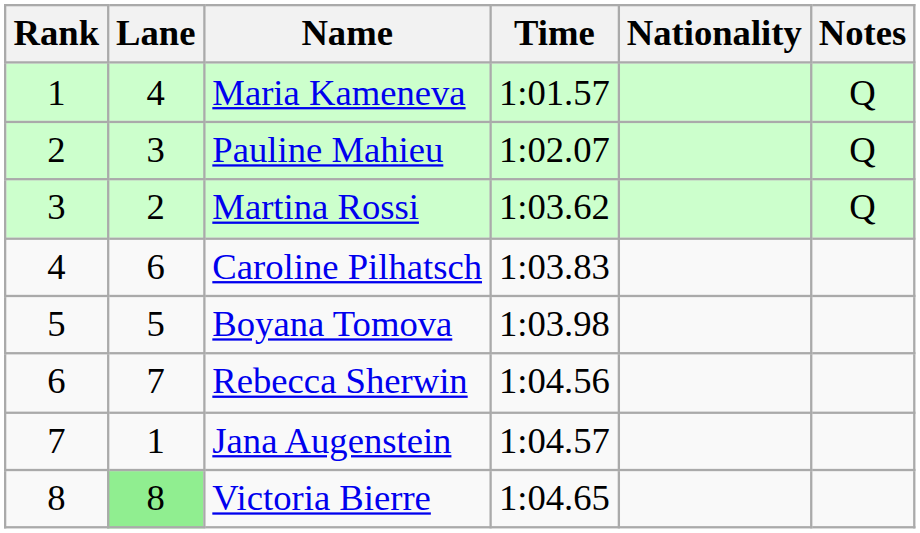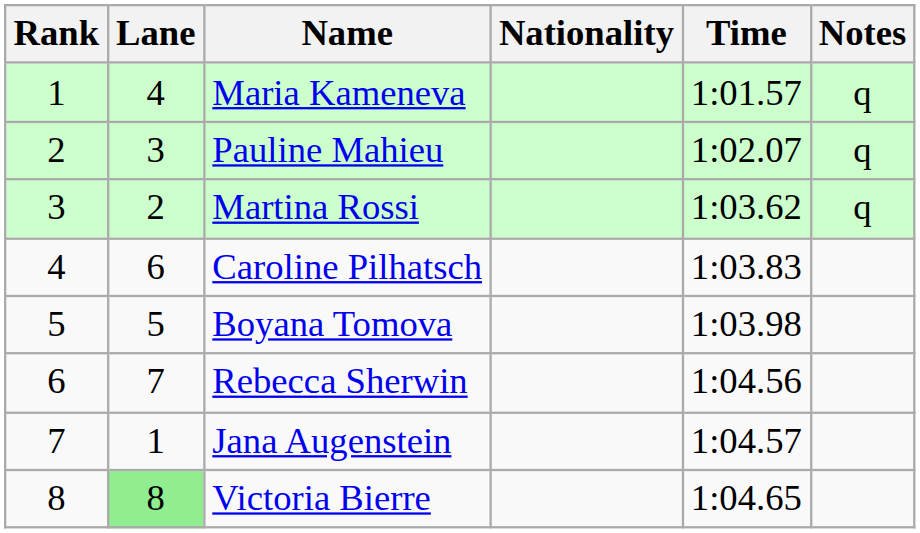columns swapped: (714, 33) <-> (554, 33)
(862, 91) Q -> (862, 91) q
(862, 149) Q -> (862, 149) q
(862, 207) Q -> (862, 207) q
